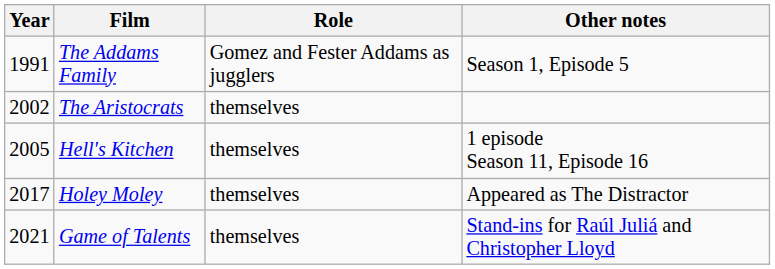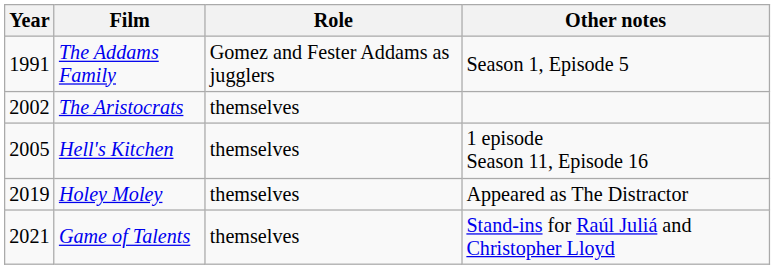(29, 193) 2017 -> (29, 193) 2019
